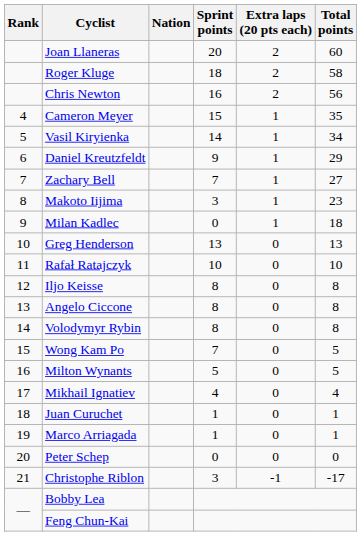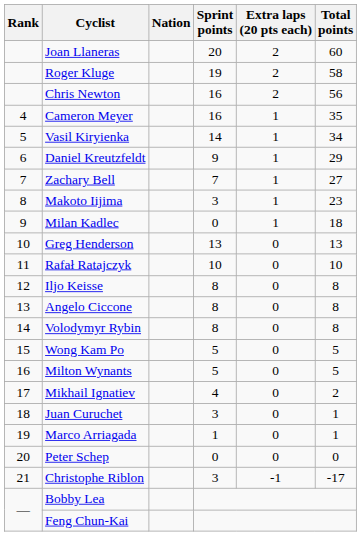(215, 72) 18 -> (215, 72) 19
(215, 115) 15 -> (215, 115) 16
(215, 350) 7 -> (215, 350) 5
(336, 392) 4 -> (336, 392) 2
(215, 413) 1 -> (215, 413) 3
